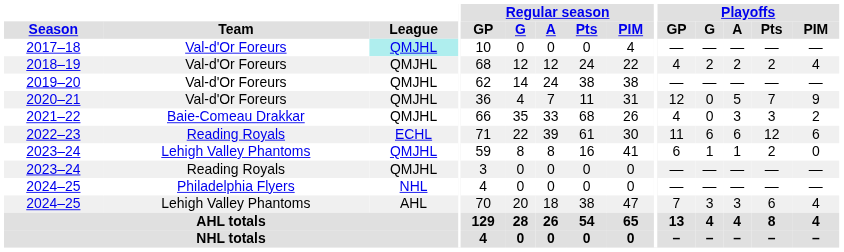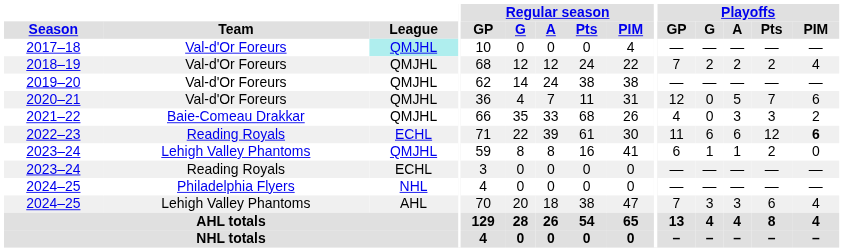(676, 64) 4 -> (676, 64) 7
(816, 99) 9 -> (816, 99) 6
(816, 134) normal -> (816, 134) bold
(414, 169) QMJHL -> (414, 169) ECHL
